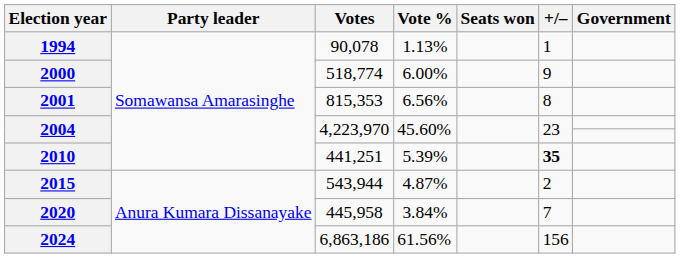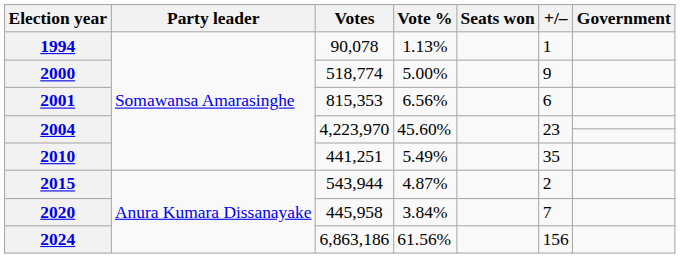(425, 73) 6.00% -> (425, 73) 5.00%
(547, 101) 8 -> (547, 101) 6
(425, 156) 5.39% -> (425, 156) 5.49%
(551, 156) bold -> (551, 156) normal
